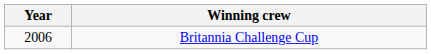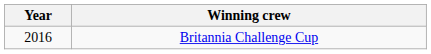(38, 37) 2006 -> (38, 37) 2016
